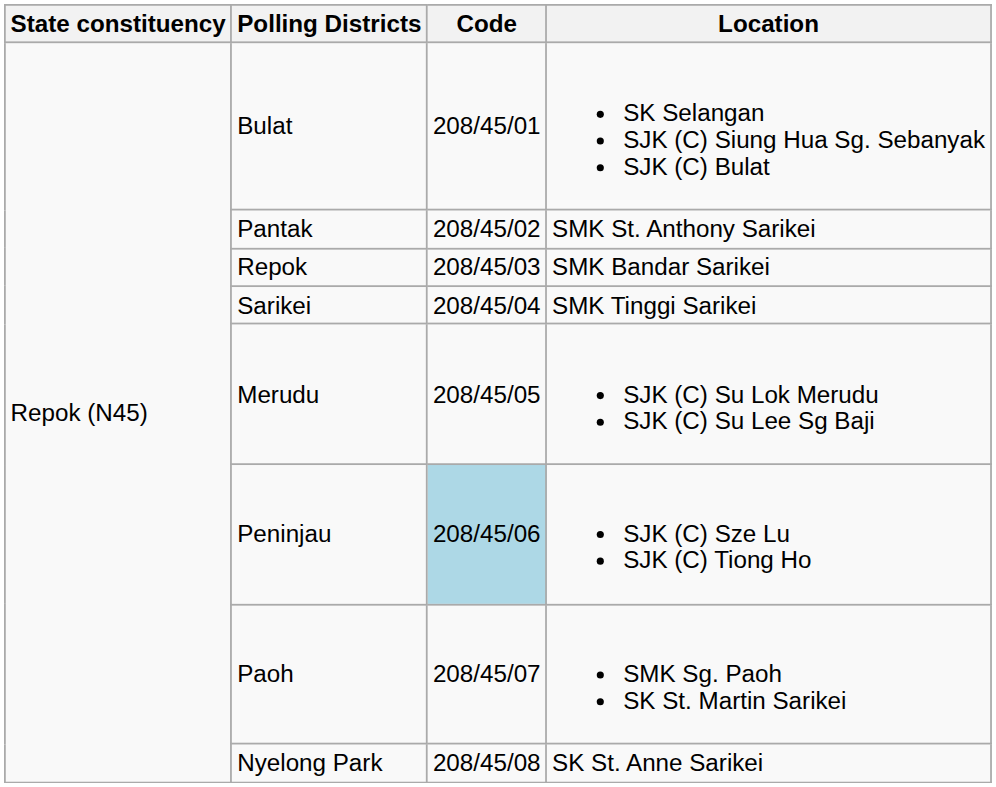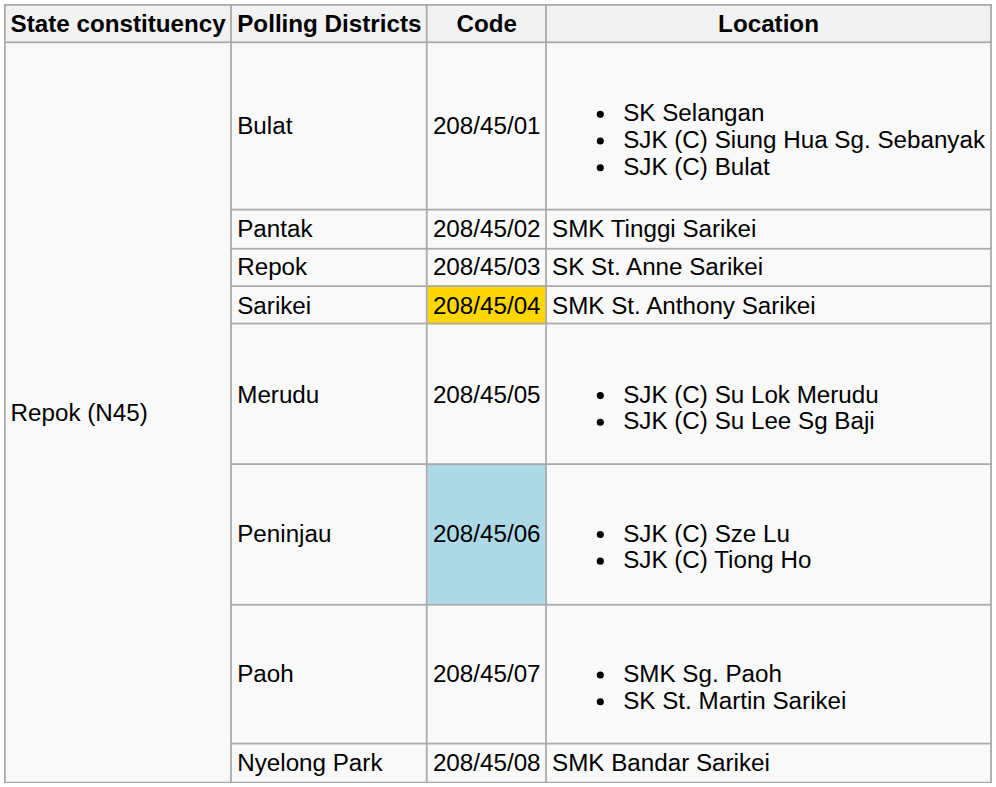(684, 228) SMK St. Anthony Sarikei -> (654, 228) SMK Tinggi Sarikei
(661, 267) SMK Bandar Sarikei -> (658, 267) SK St. Anne Sarikei
(487, 305) no background -> (487, 305) gold background
(654, 305) SMK Tinggi Sarikei -> (684, 305) SMK St. Anthony Sarikei
(658, 763) SK St. Anne Sarikei -> (661, 763) SMK Bandar Sarikei
